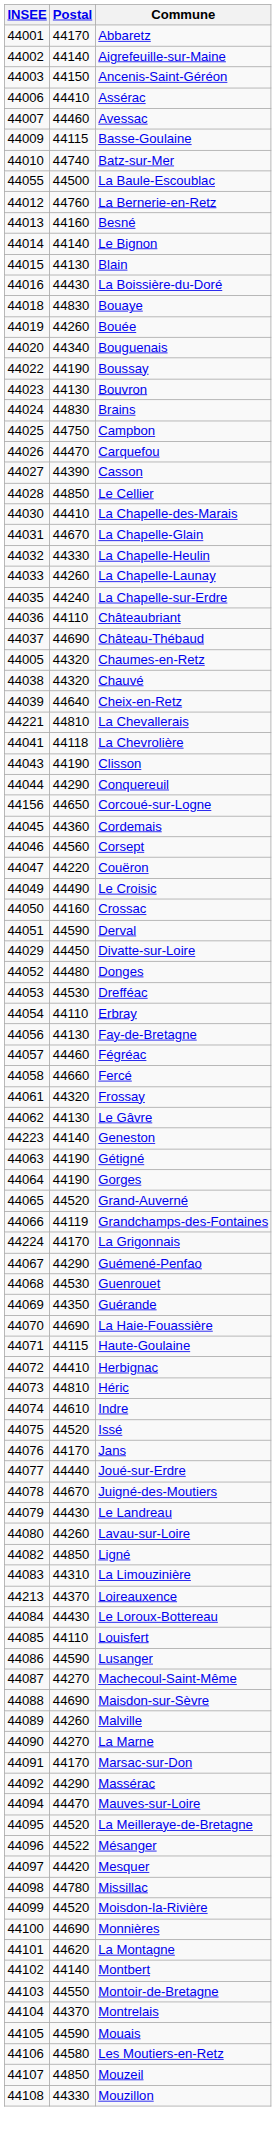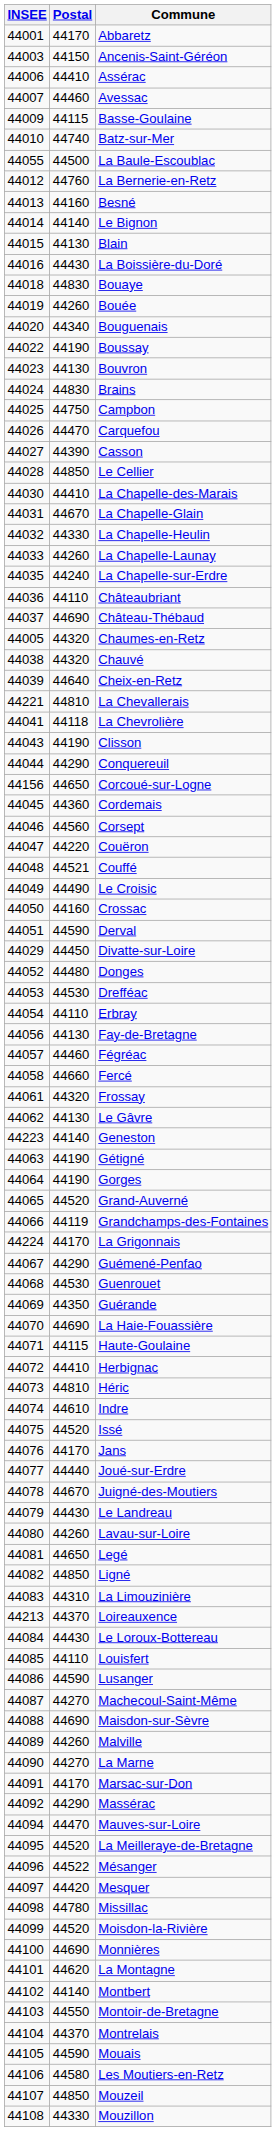- row: (162, 56)
+ row: (117, 868)
+ row: (113, 1554)
